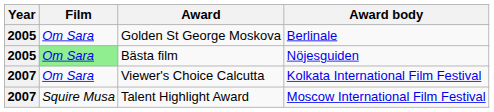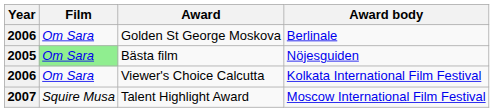(22, 35) 2005 -> (22, 35) 2006
(22, 76) 2007 -> (22, 76) 2006
